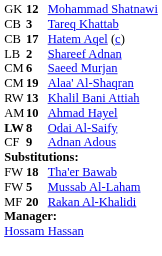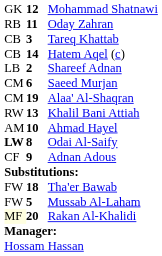+ row: (81, 24)
(32, 39) 17 -> (32, 53) 14
(13, 201) no background -> (13, 216) lightyellow background
